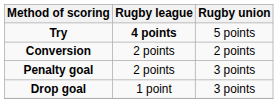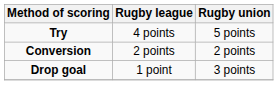(154, 32) bold -> (154, 32) normal
- row: (58, 70)
